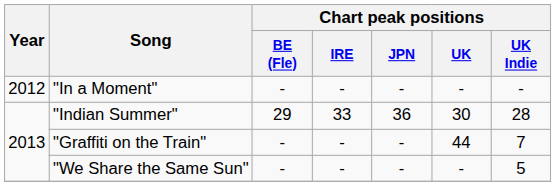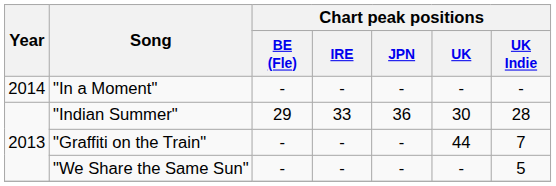(27, 89) 2012 -> (27, 89) 2014
